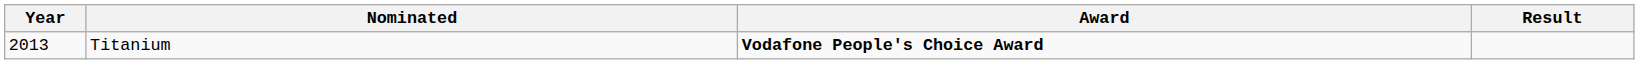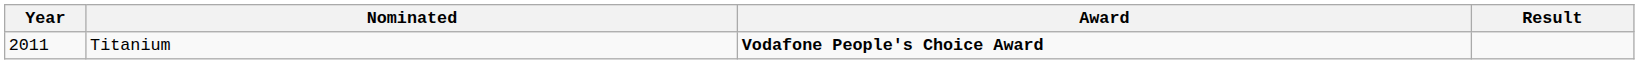(29, 46) 2013 -> (29, 46) 2011
